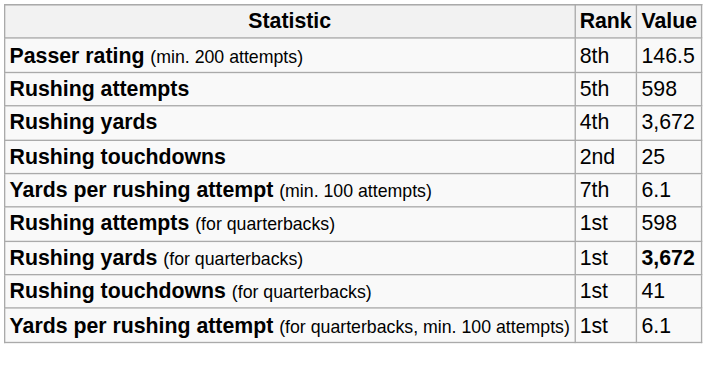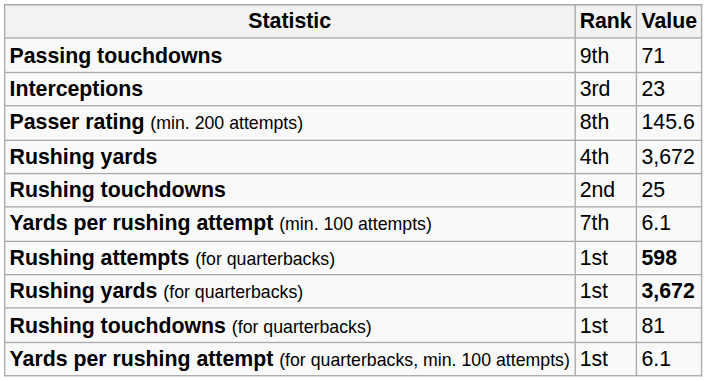+ row: (116, 55)
+ row: (76, 88)
(668, 55) 146.5 -> (668, 122) 145.6
- row: (99, 88)
(659, 223) normal -> (659, 257) bold
(653, 291) 41 -> (653, 325) 81
